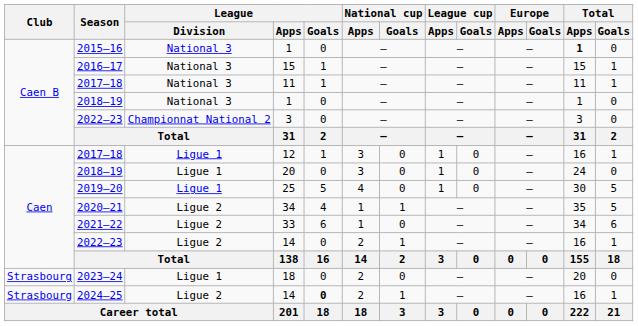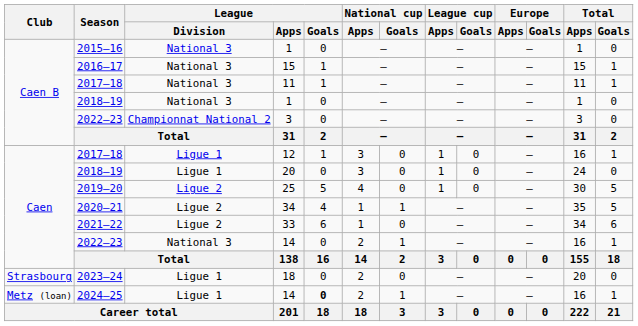(579, 48) bold -> (579, 48) normal
(199, 189) Ligue 1 -> (199, 189) Ligue 2
(199, 242) Ligue 2 -> (199, 242) National 3
(39, 295) Strasbourg -> (39, 295) Metz (loan)
(199, 295) Ligue 2 -> (199, 295) Ligue 1
